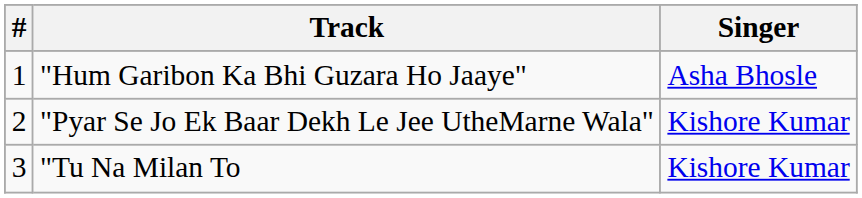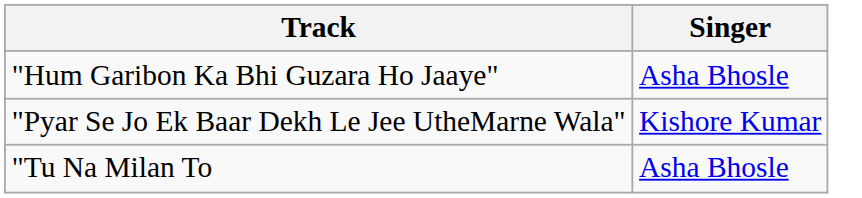- column: (19, 27)
(759, 167) Kishore Kumar -> (714, 167) Asha Bhosle
